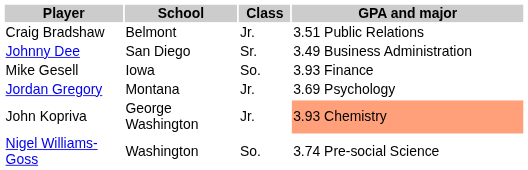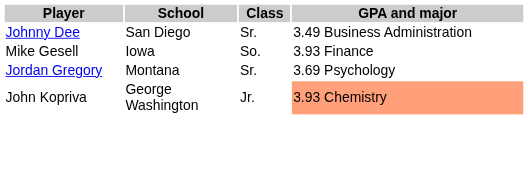- row: (55, 32)
(247, 90) Jr. -> (249, 70) Sr.
- row: (52, 151)
